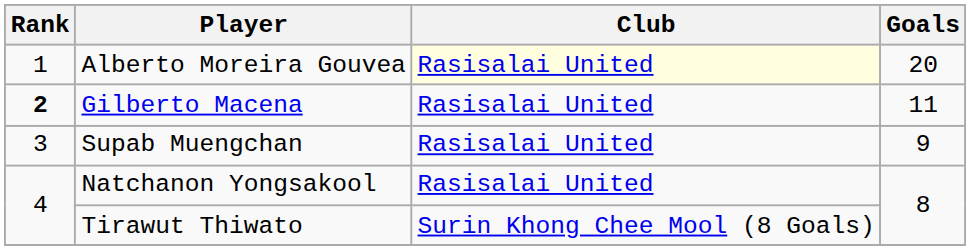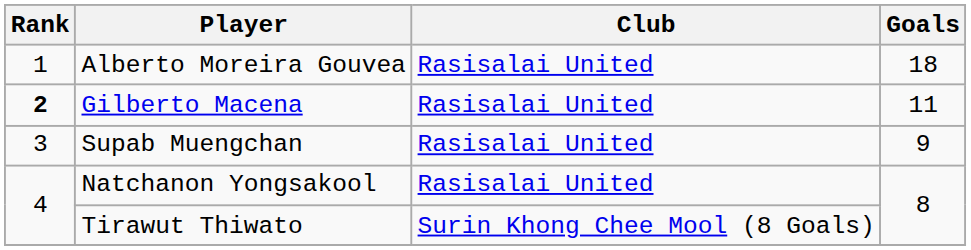(536, 65) lightyellow background -> (536, 65) no background
(923, 65) 20 -> (923, 65) 18
